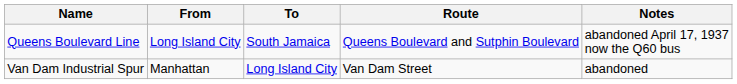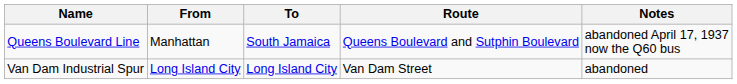(195, 41) Long Island City -> (180, 41) Manhattan
(180, 68) Manhattan -> (195, 68) Long Island City
